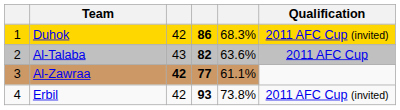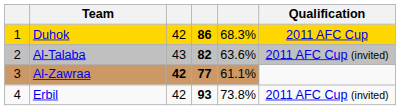(327, 34) 2011 AFC Cup (invited) -> (327, 34) 2011 AFC Cup
(327, 54) 2011 AFC Cup -> (327, 54) 2011 AFC Cup (invited)
